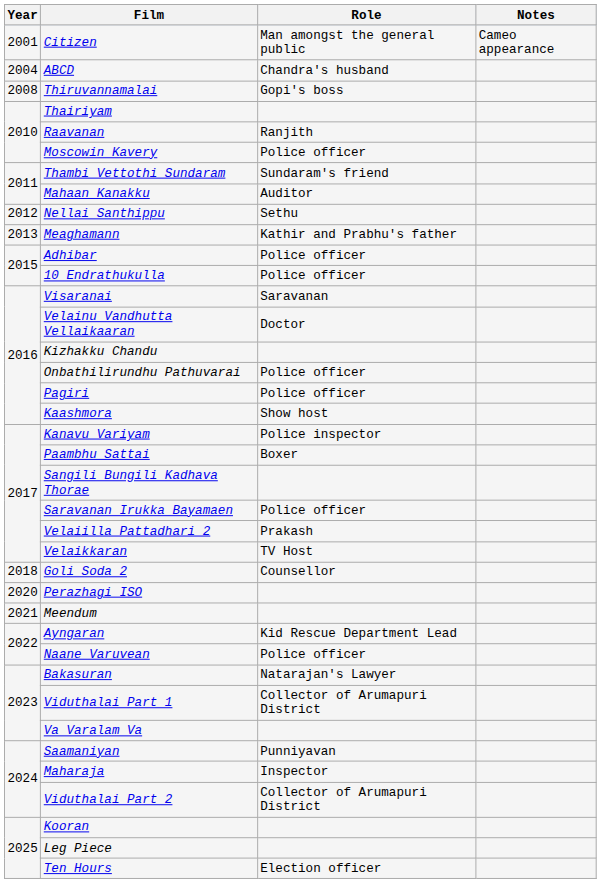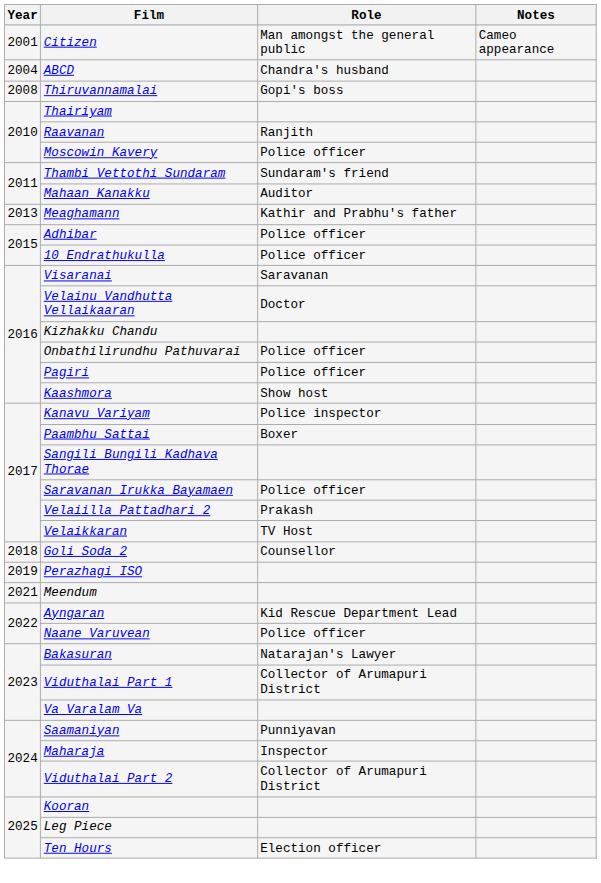- row: (104, 214)
(23, 593) 2020 -> (23, 572) 2019
